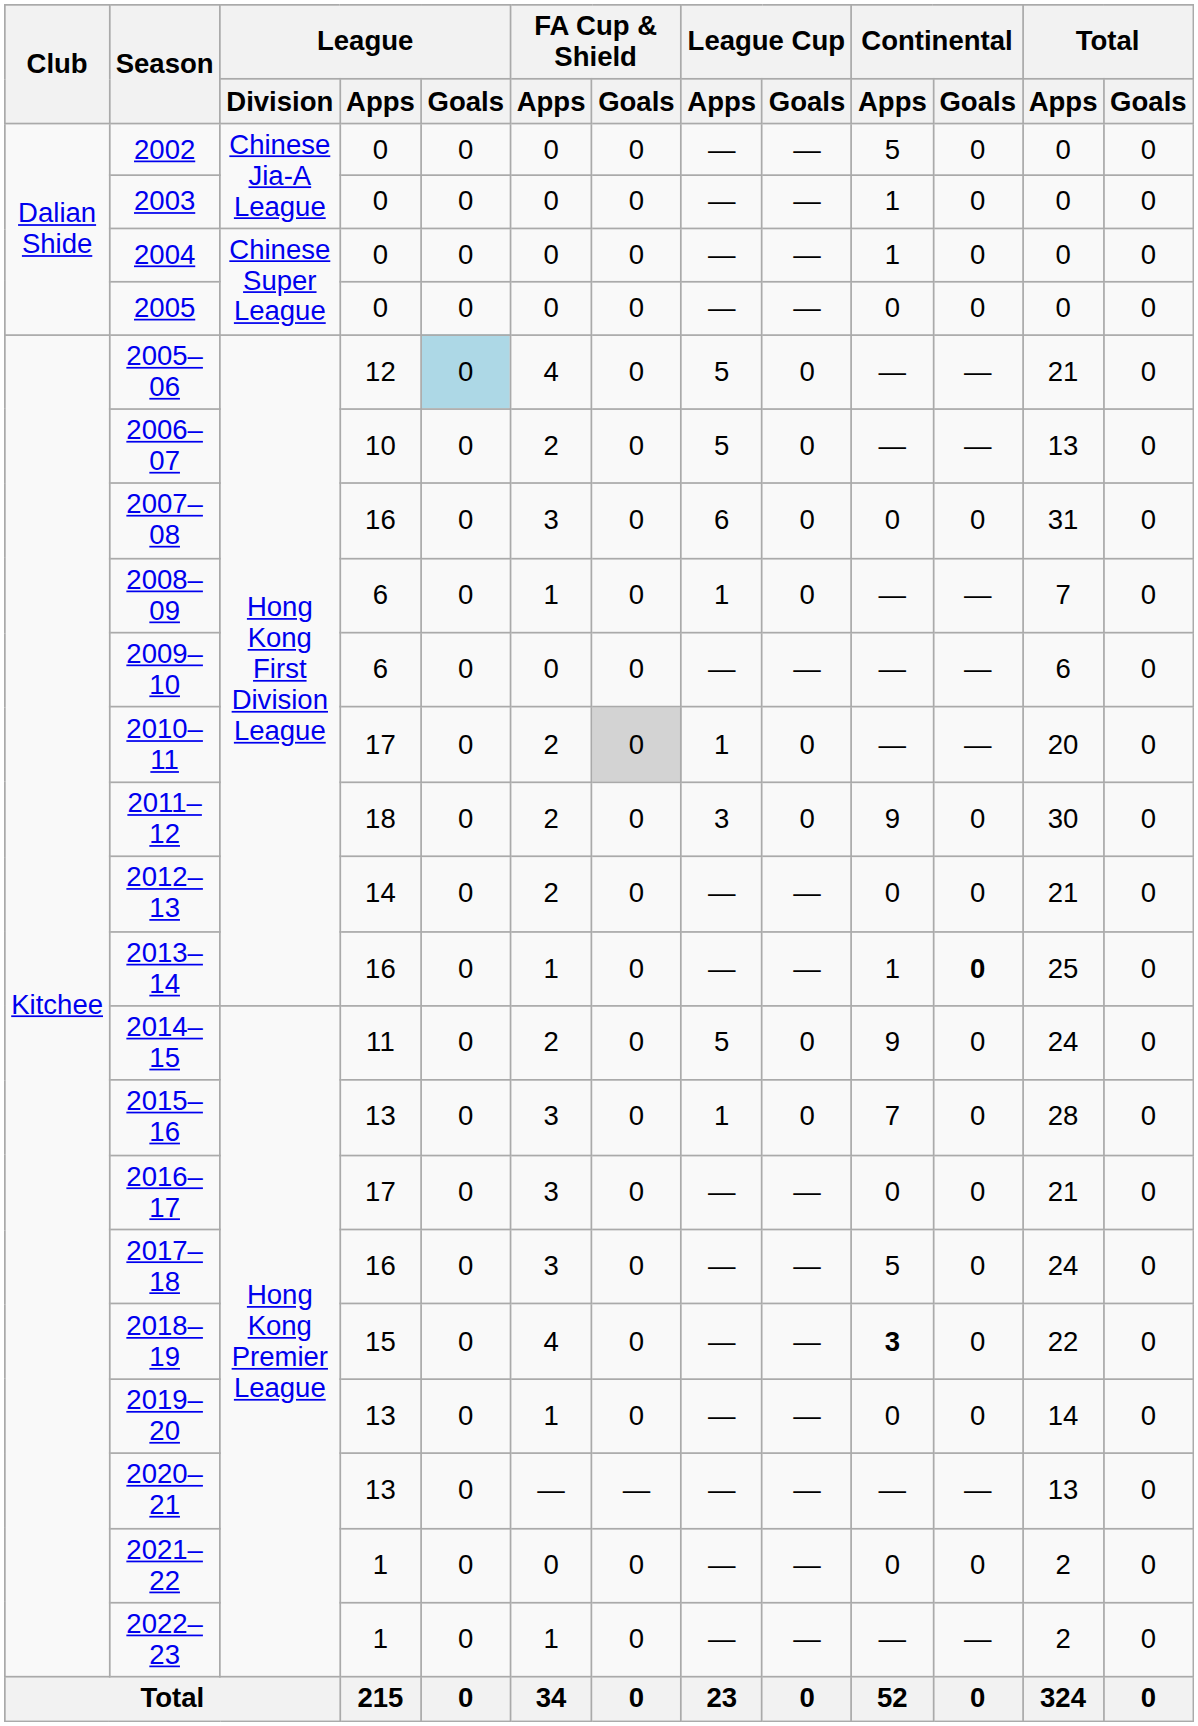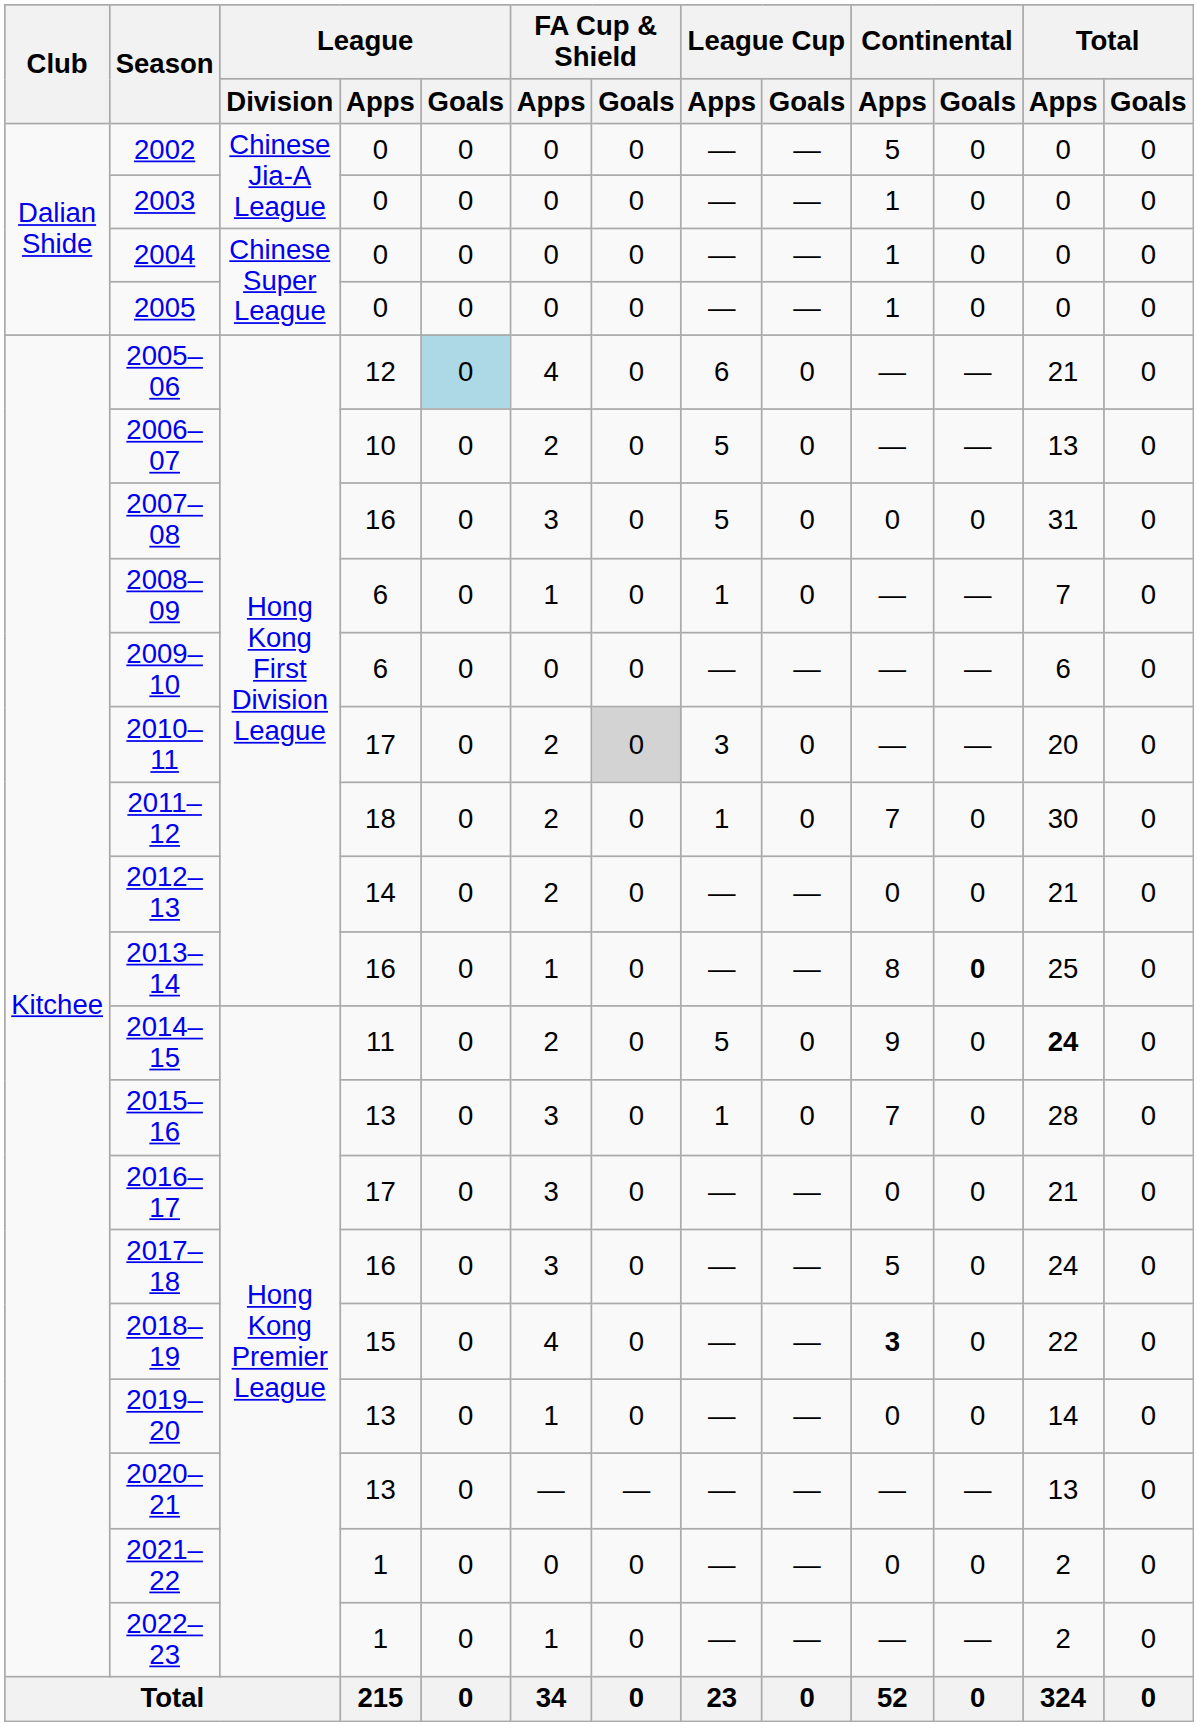(892, 307) 0 -> (892, 307) 1
(722, 371) 5 -> (722, 371) 6
(722, 520) 6 -> (722, 520) 5
(722, 744) 1 -> (722, 744) 3
(722, 818) 3 -> (722, 818) 1
(892, 818) 9 -> (892, 818) 7
(892, 968) 1 -> (892, 968) 8
(1063, 1042) normal -> (1063, 1042) bold
